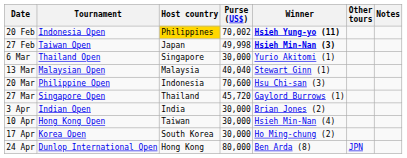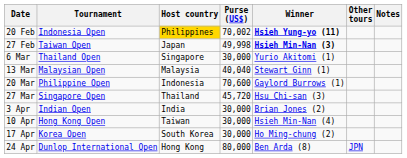(290, 84) Hsu Chi-san (3) -> (300, 84) Gaylord Burrows (1)
(300, 97) Gaylord Burrows (1) -> (290, 97) Hsu Chi-san (3)
